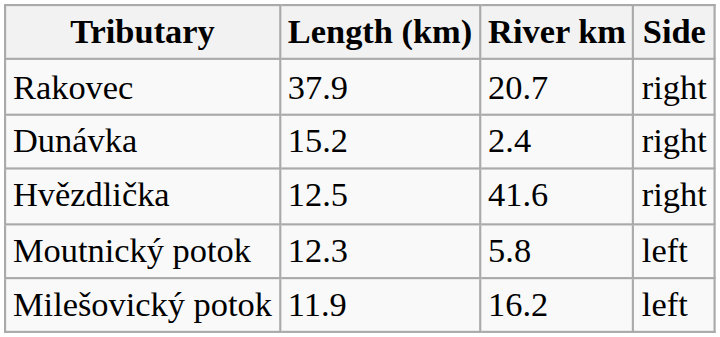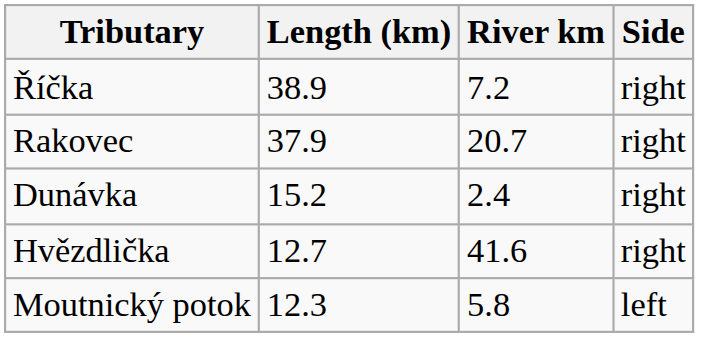+ row: (53, 86)
(318, 195) 12.5 -> (297, 250) 12.7
- row: (142, 304)
